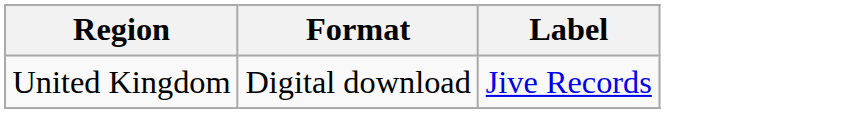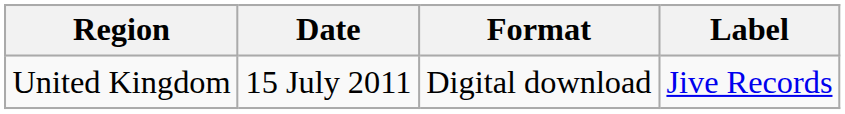+ column: (328, 30)
